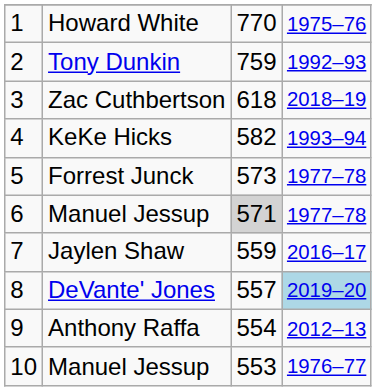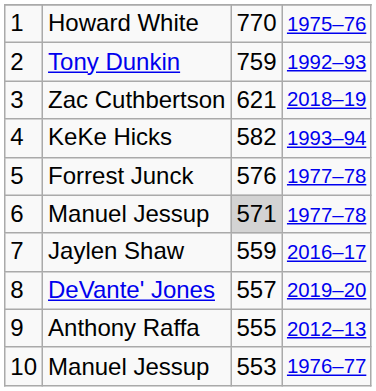(257, 99) 618 -> (257, 99) 621
(257, 175) 573 -> (257, 175) 576
(327, 290) lightblue background -> (327, 290) no background
(257, 328) 554 -> (257, 328) 555
